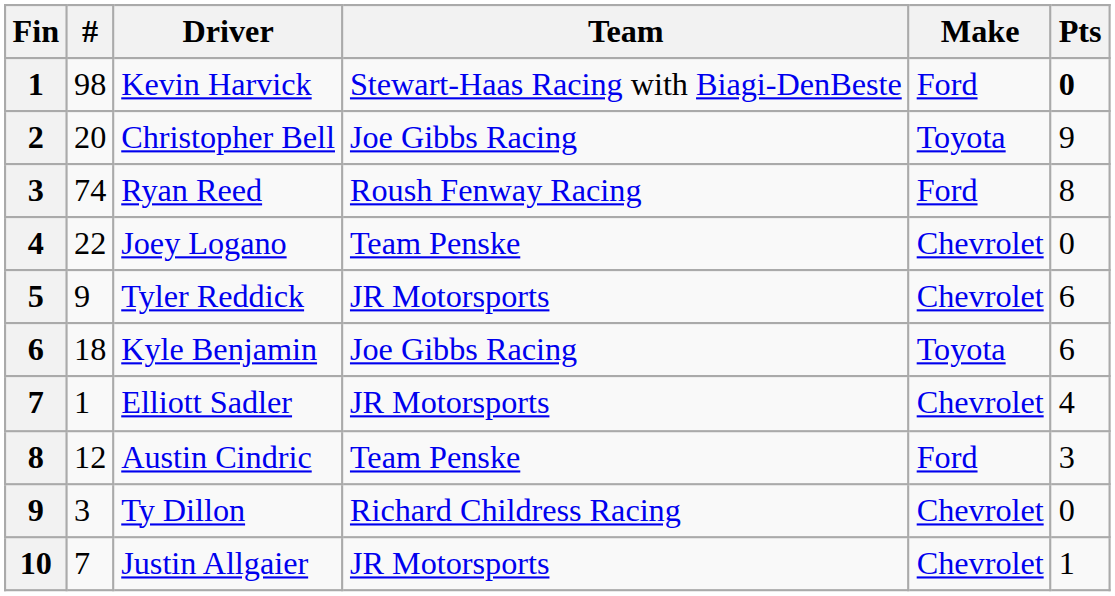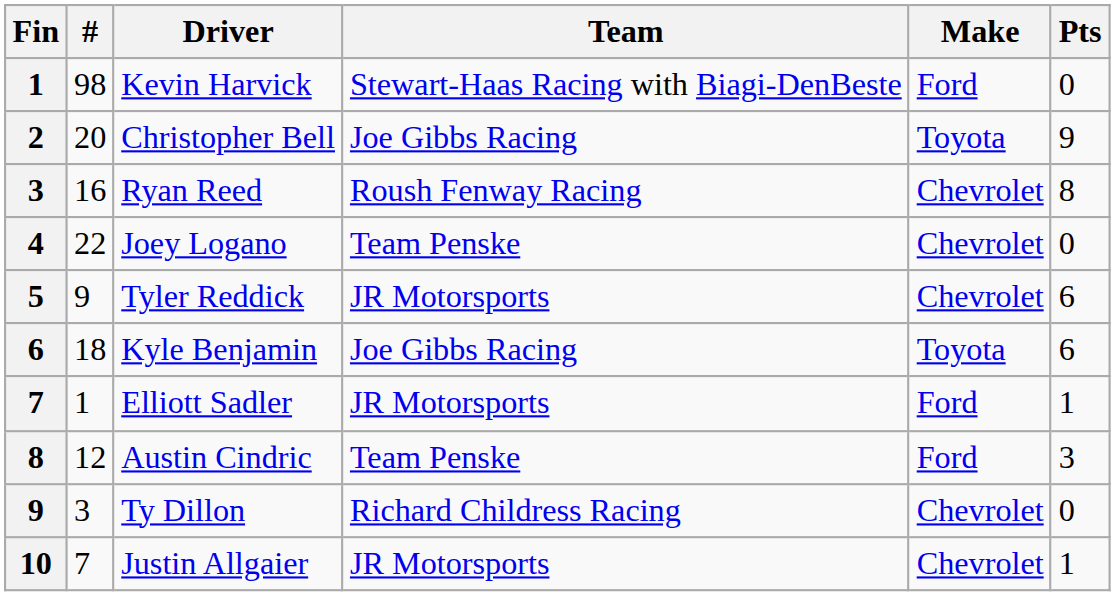(1067, 84) bold -> (1067, 84) normal
(90, 190) 74 -> (90, 190) 16
(947, 190) Ford -> (980, 190) Chevrolet
(980, 403) Chevrolet -> (947, 403) Ford
(1067, 403) 4 -> (1067, 403) 1
